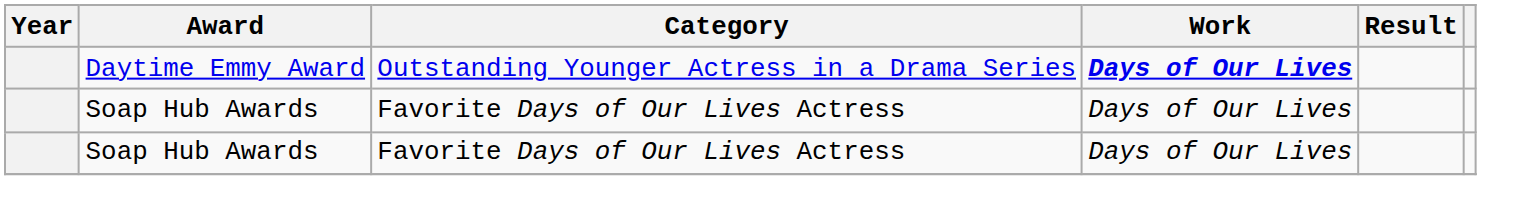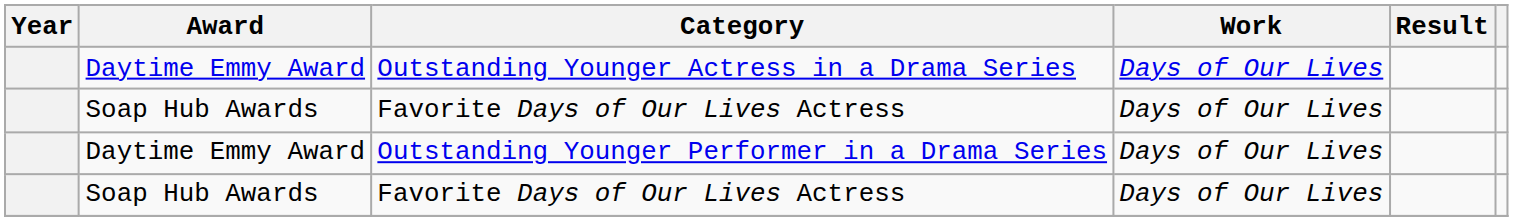(1220, 68) bold -> (1251, 68) normal
+ row: (225, 153)
